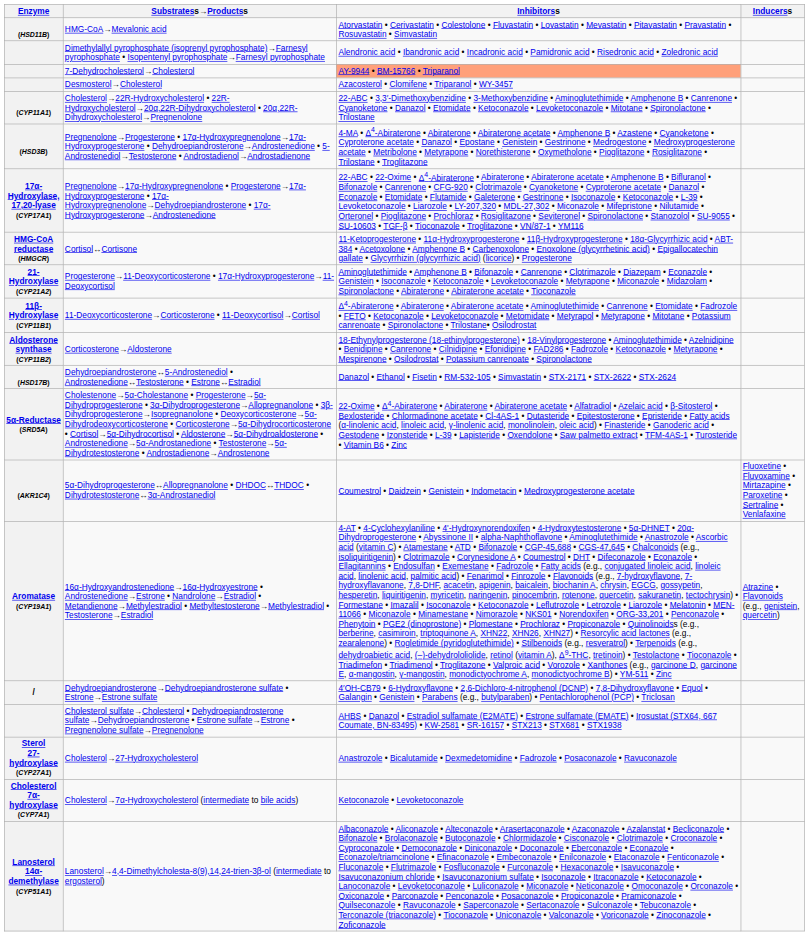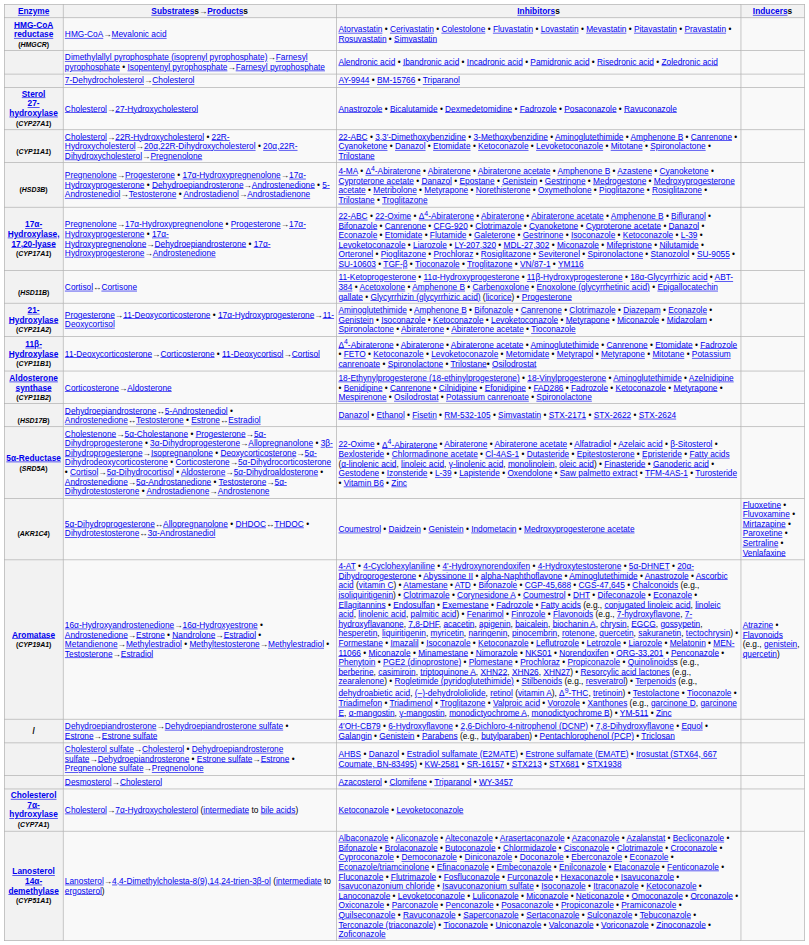(34, 35) (HSD11B) -> (34, 34) HMG-CoA reductase (HMGCR)
(399, 71) lightsalmon background -> (399, 81) no background
rows swapped: (113, 85) <-> (131, 758)
(34, 248) HMG-CoA reductase (HMGCR) -> (34, 292) (HSD11B)
